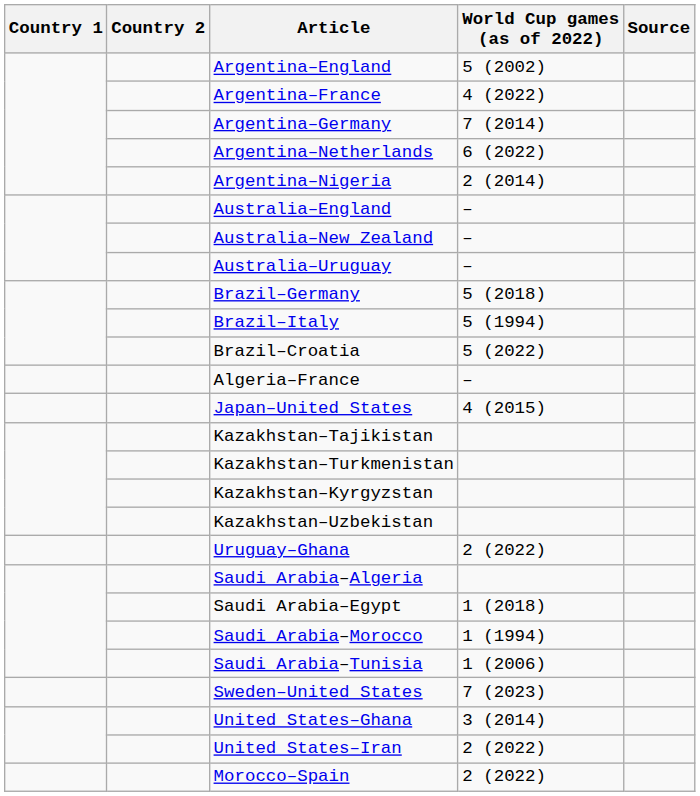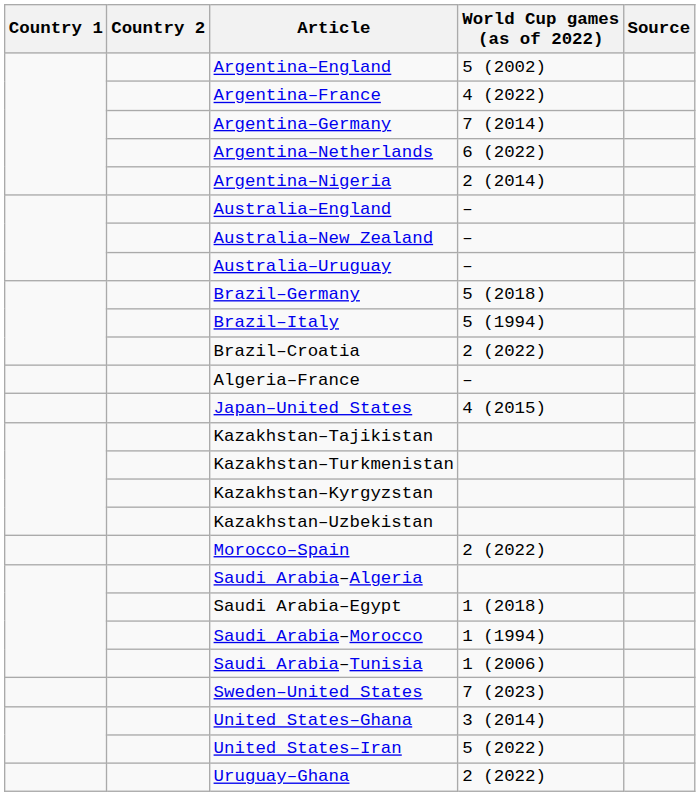(504, 351) 5 (2022) -> (504, 351) 2 (2022)
rows swapped: (282, 777) <-> (282, 550)
(504, 749) 2 (2022) -> (504, 749) 5 (2022)
